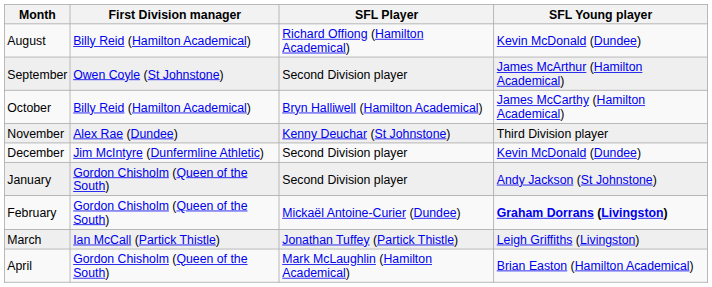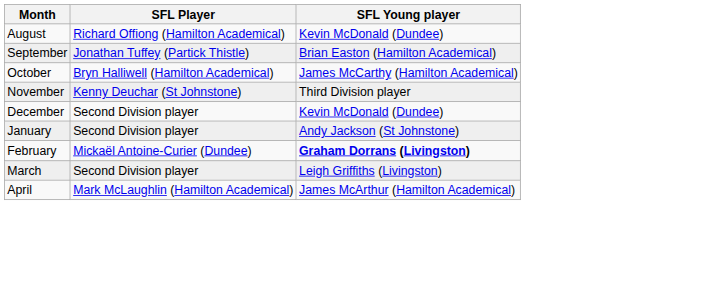- column: (175, 14)
(345, 74) Second Division player -> (161, 53) Jonathan Tuffey (Partick Thistle)
(570, 74) James McArthur (Hamilton Academical) -> (398, 53) Brian Easton (Hamilton Academical)
(370, 239) Jonathan Tuffey (Partick Thistle) -> (136, 170) Second Division player
(595, 265) Brian Easton (Hamilton Academical) -> (407, 190) James McArthur (Hamilton Academical)
